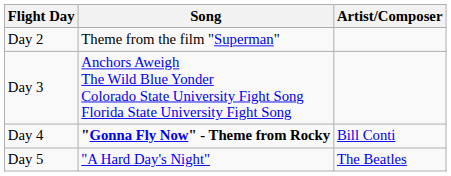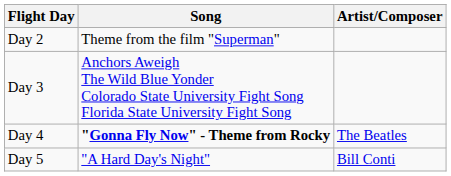(366, 135) Bill Conti -> (372, 135) The Beatles
(372, 159) The Beatles -> (366, 159) Bill Conti
